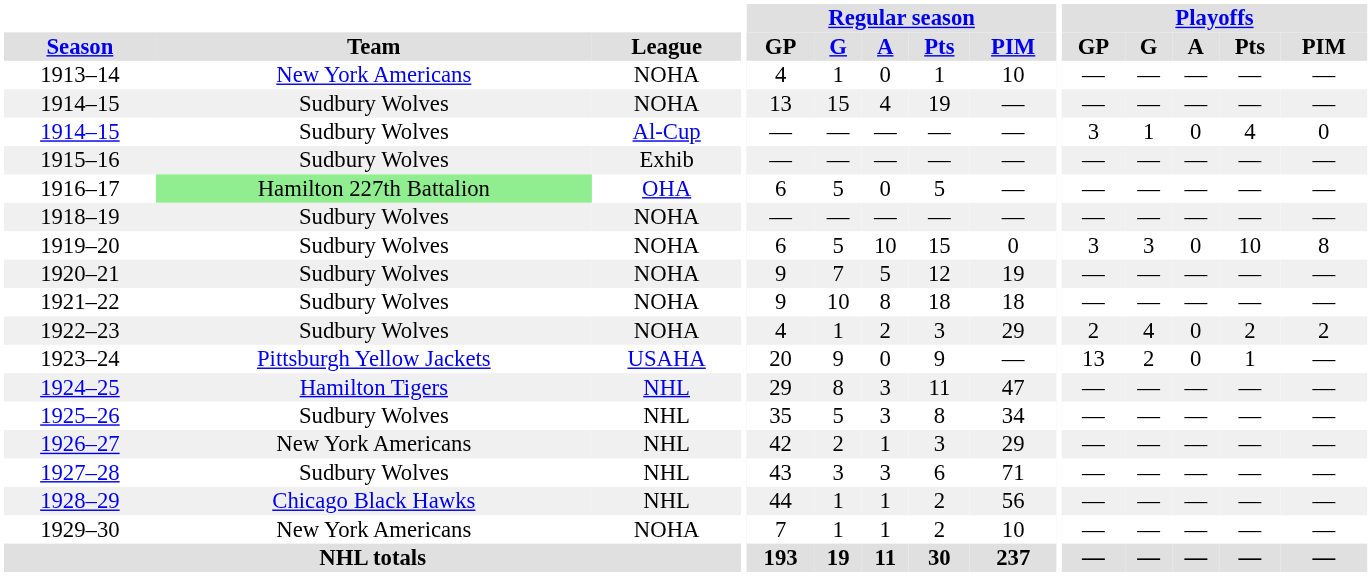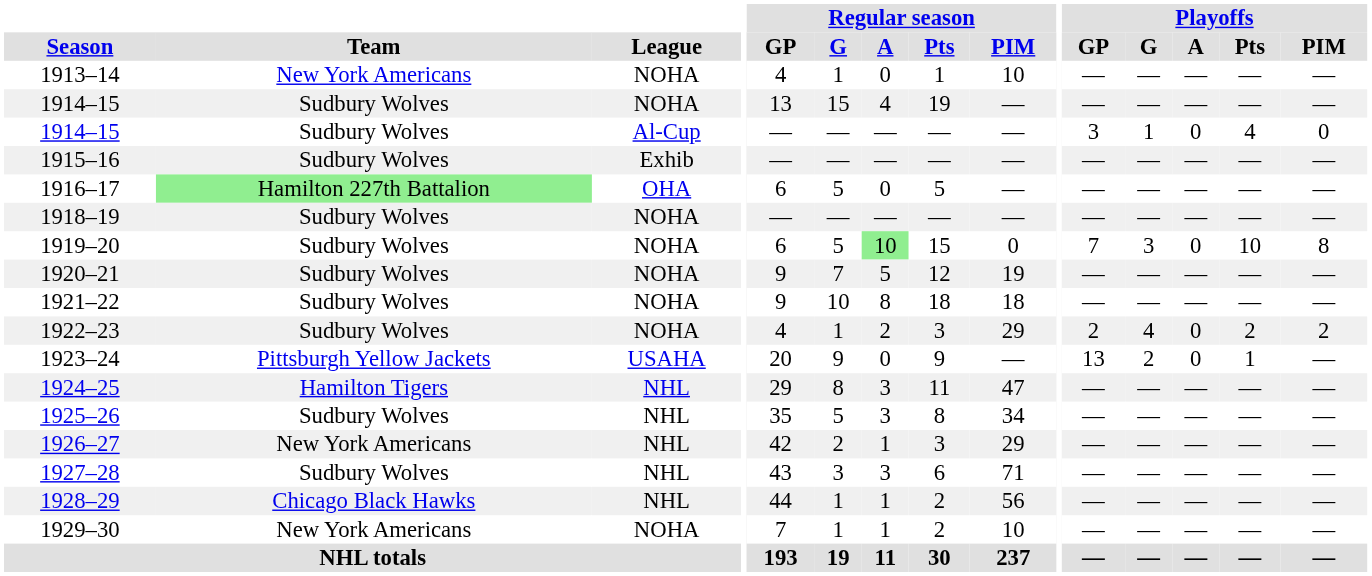(885, 245) no background -> (885, 245) lightgreen background
(1093, 245) 3 -> (1093, 245) 7
